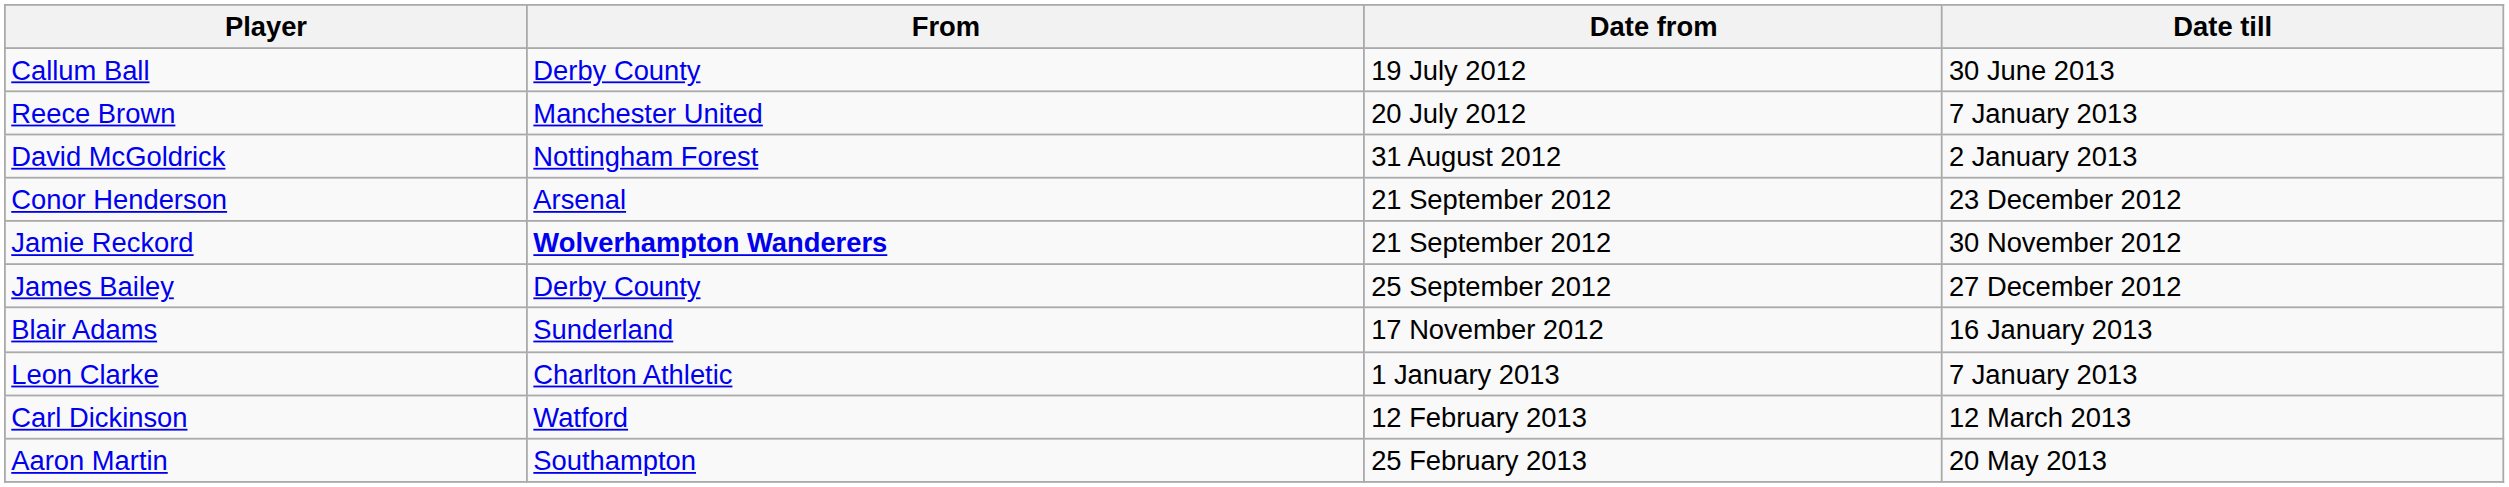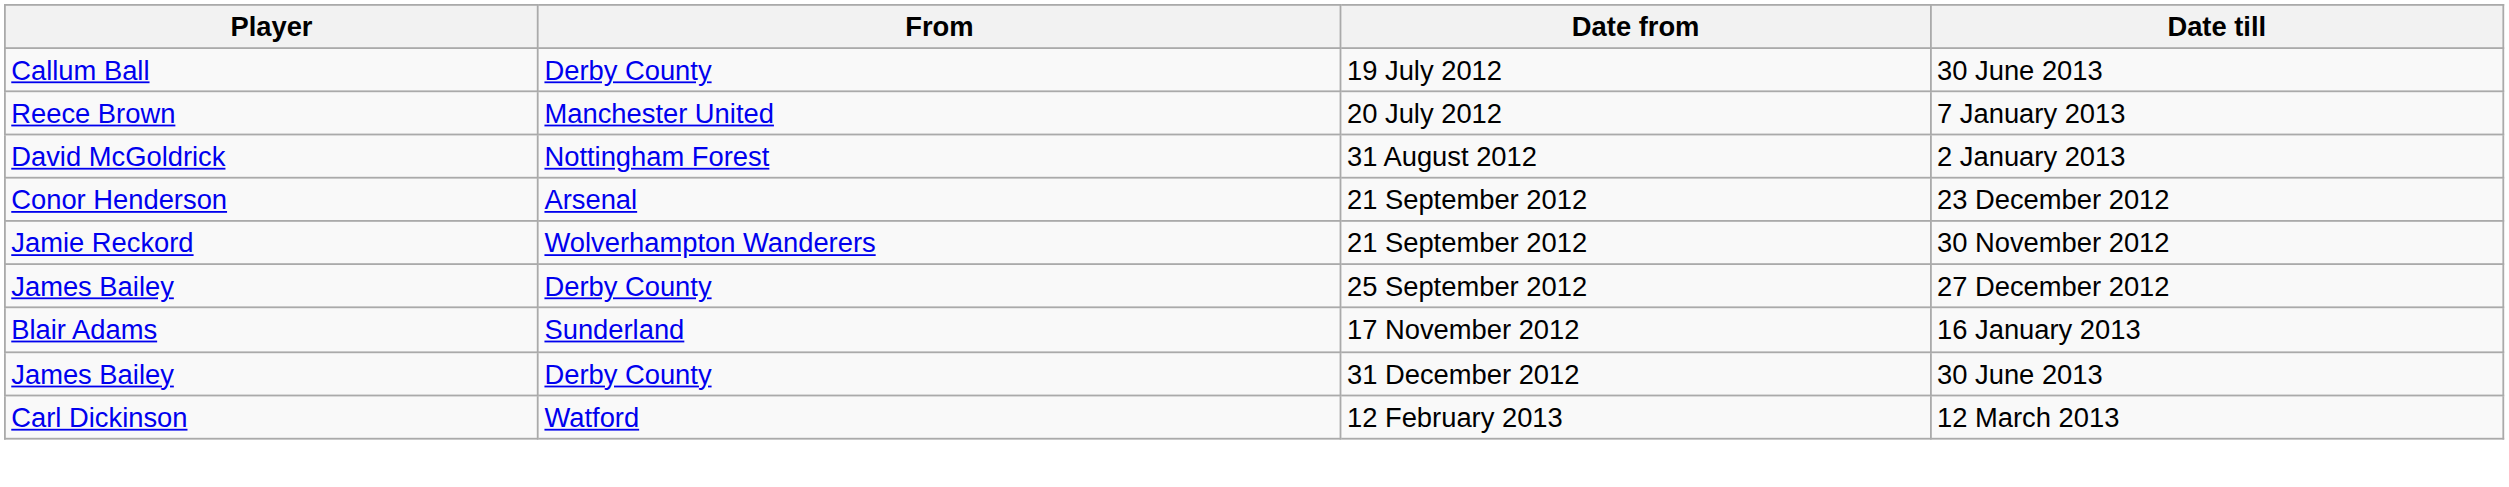(710, 243) bold -> (710, 243) normal
+ row: (93, 373)
- row: (85, 373)
- row: (90, 460)
